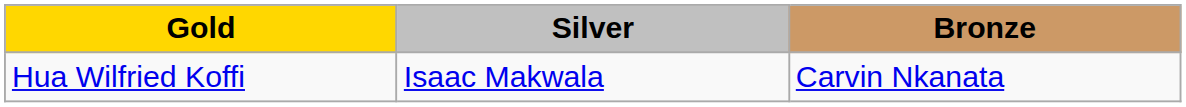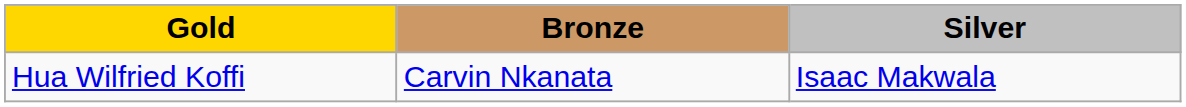columns swapped: (593, 28) <-> (985, 28)
